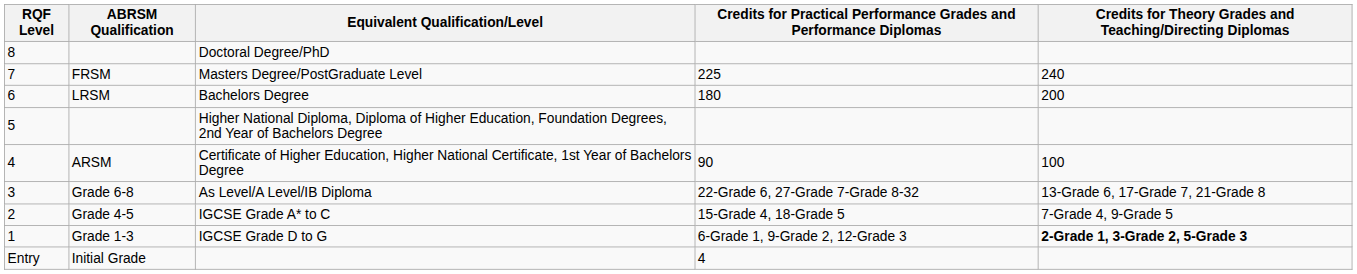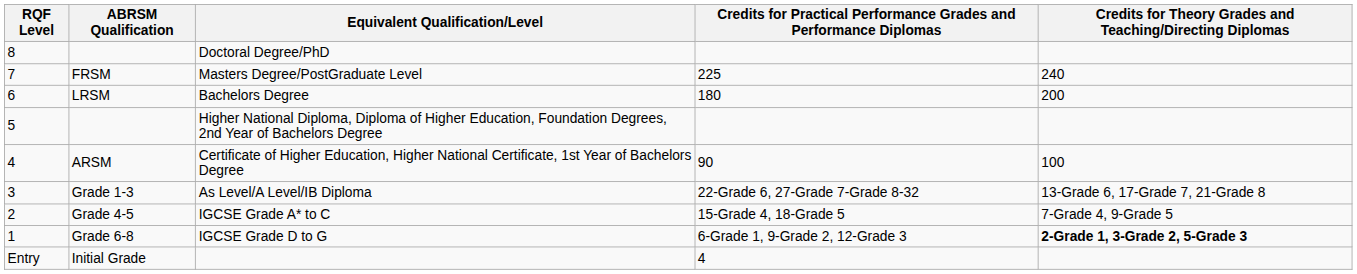(103, 192) Grade 6-8 -> (103, 192) Grade 1-3
(103, 236) Grade 1-3 -> (103, 236) Grade 6-8
